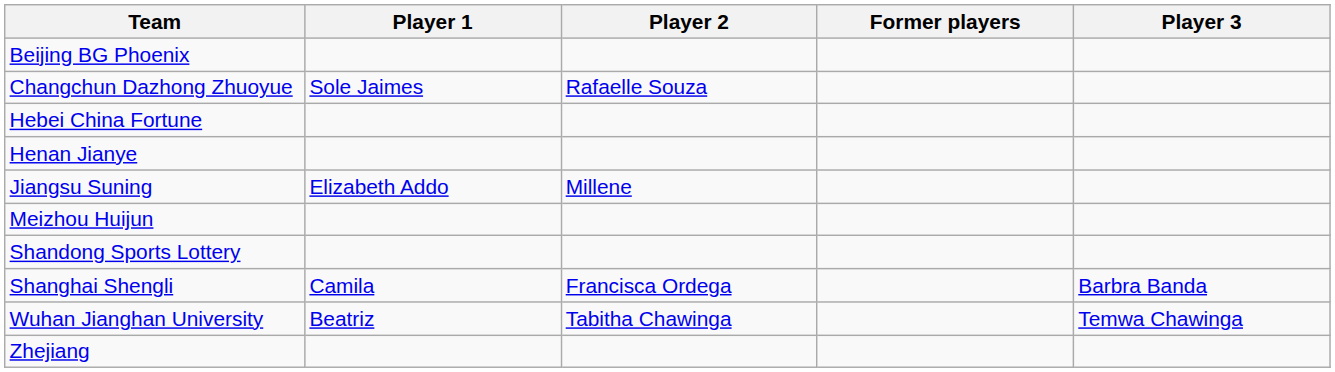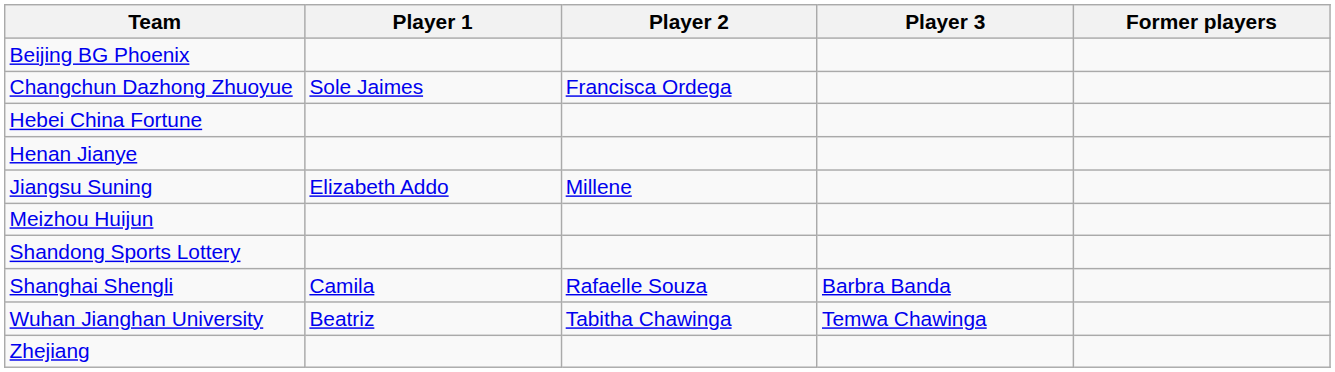columns swapped: (1202, 22) <-> (945, 22)
(636, 88) Rafaelle Souza -> (649, 88) Francisca Ordega
(649, 286) Francisca Ordega -> (636, 286) Rafaelle Souza
